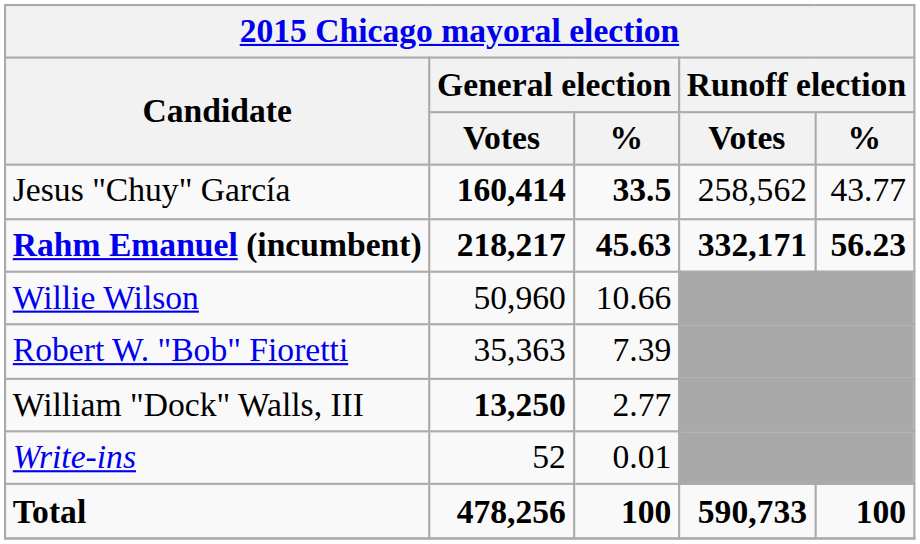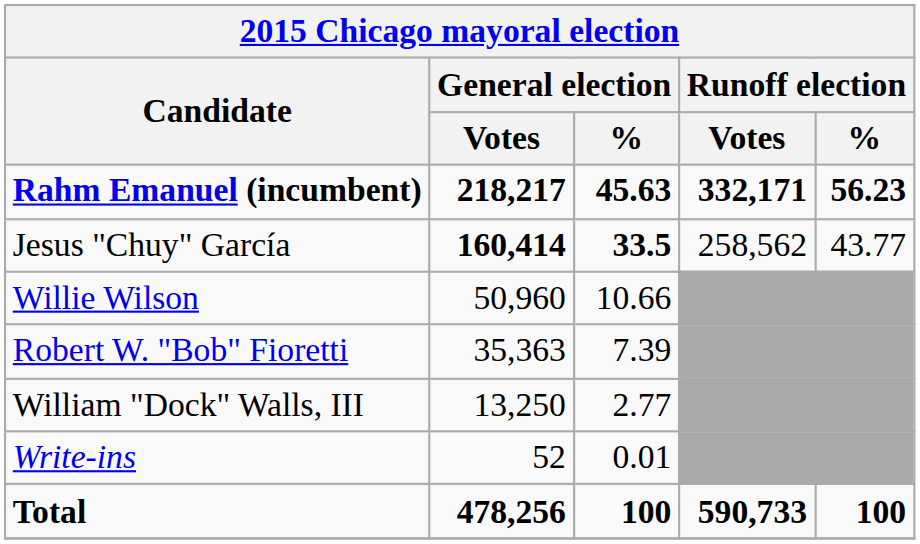rows swapped: (217, 244) <-> (152, 191)
(520, 404) bold -> (520, 404) normal
